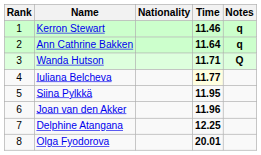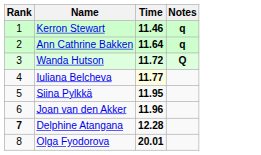- column: (164, 12)
(208, 61) 11.71 -> (151, 61) 11.72
(19, 126) normal -> (19, 126) bold
(208, 126) 12.25 -> (151, 126) 12.28
